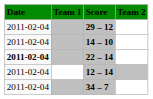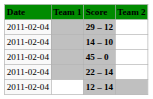+ row: (97, 57)
(28, 57) bold -> (28, 72) normal
- row: (97, 87)
